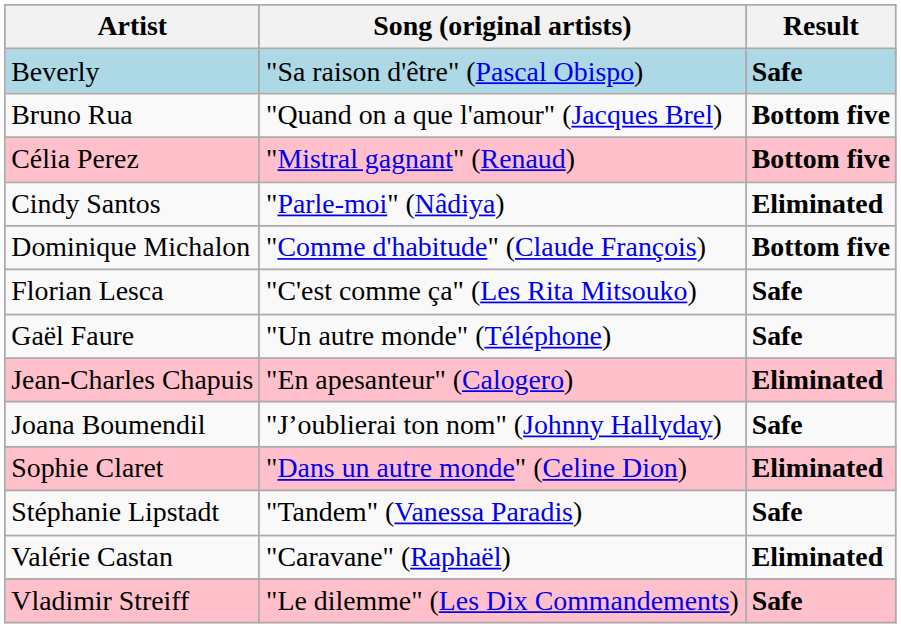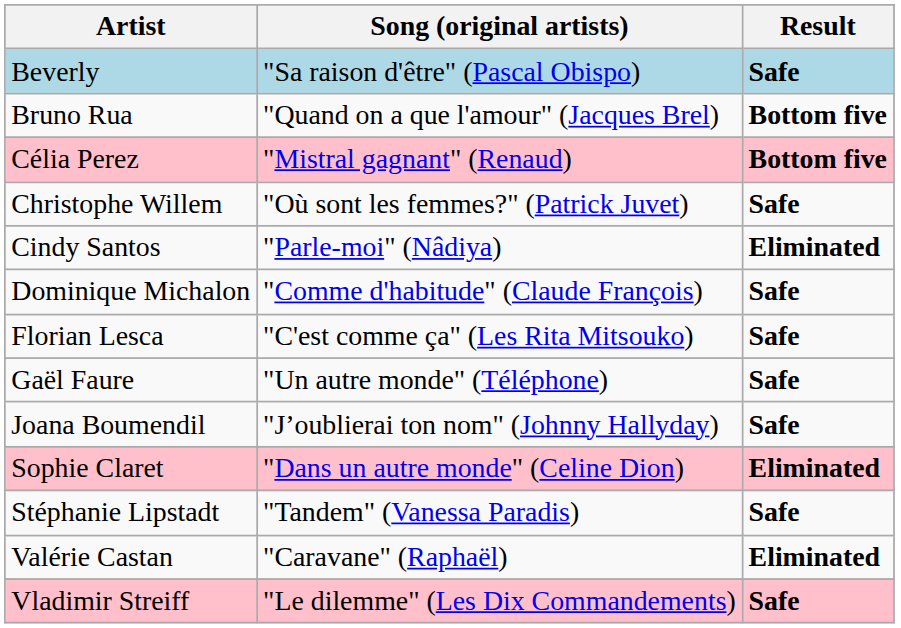+ row: (117, 203)
(821, 247) Bottom five -> (774, 291) Safe
- row: (132, 379)
